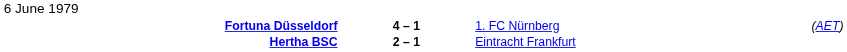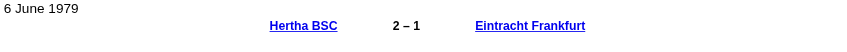- row: (281, 26)
(525, 42) normal -> (530, 26) bold
